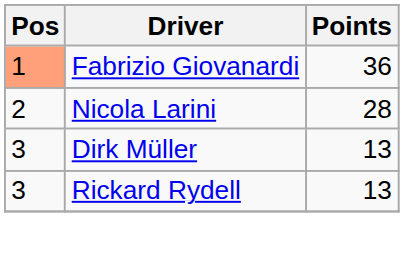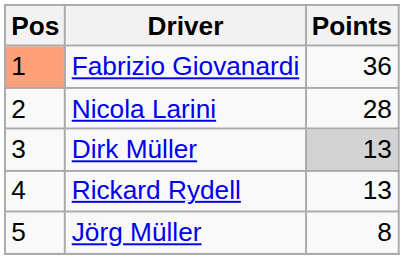(377, 149) no background -> (377, 149) lightgrey background
(18, 191) 3 -> (18, 191) 4
+ row: (137, 232)
